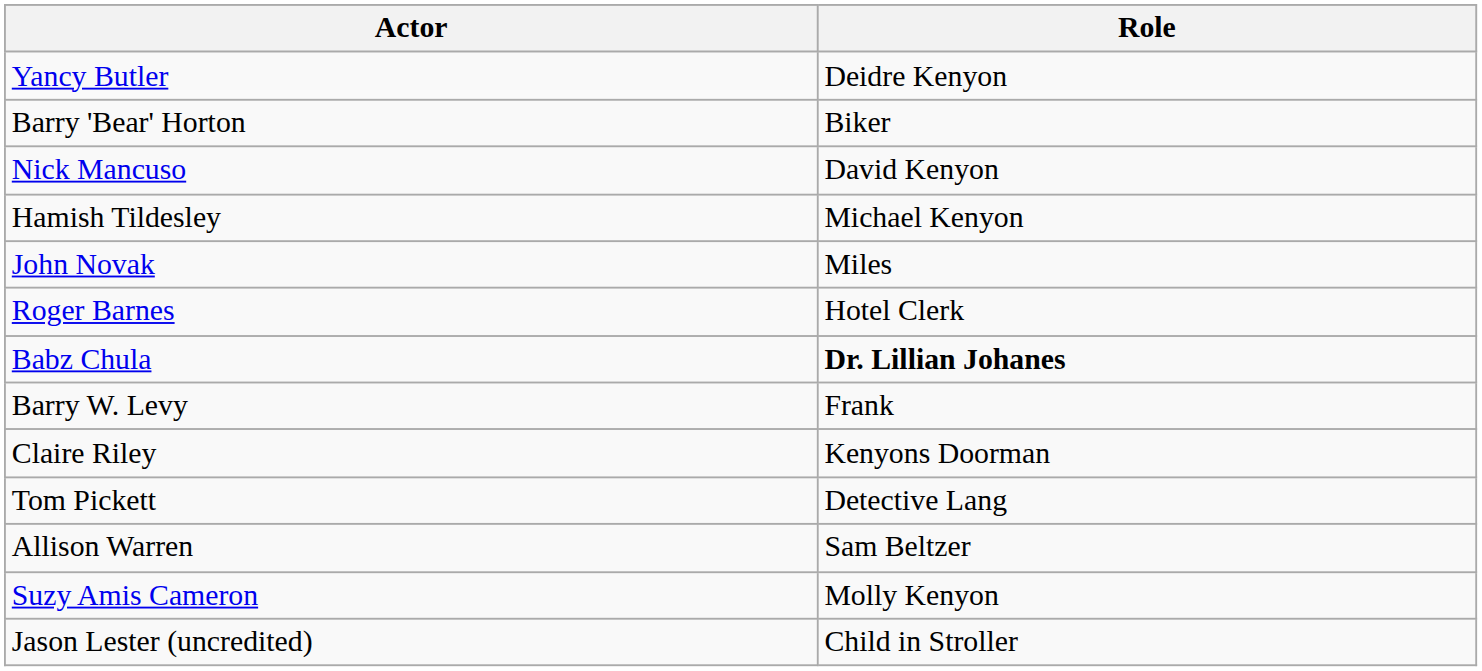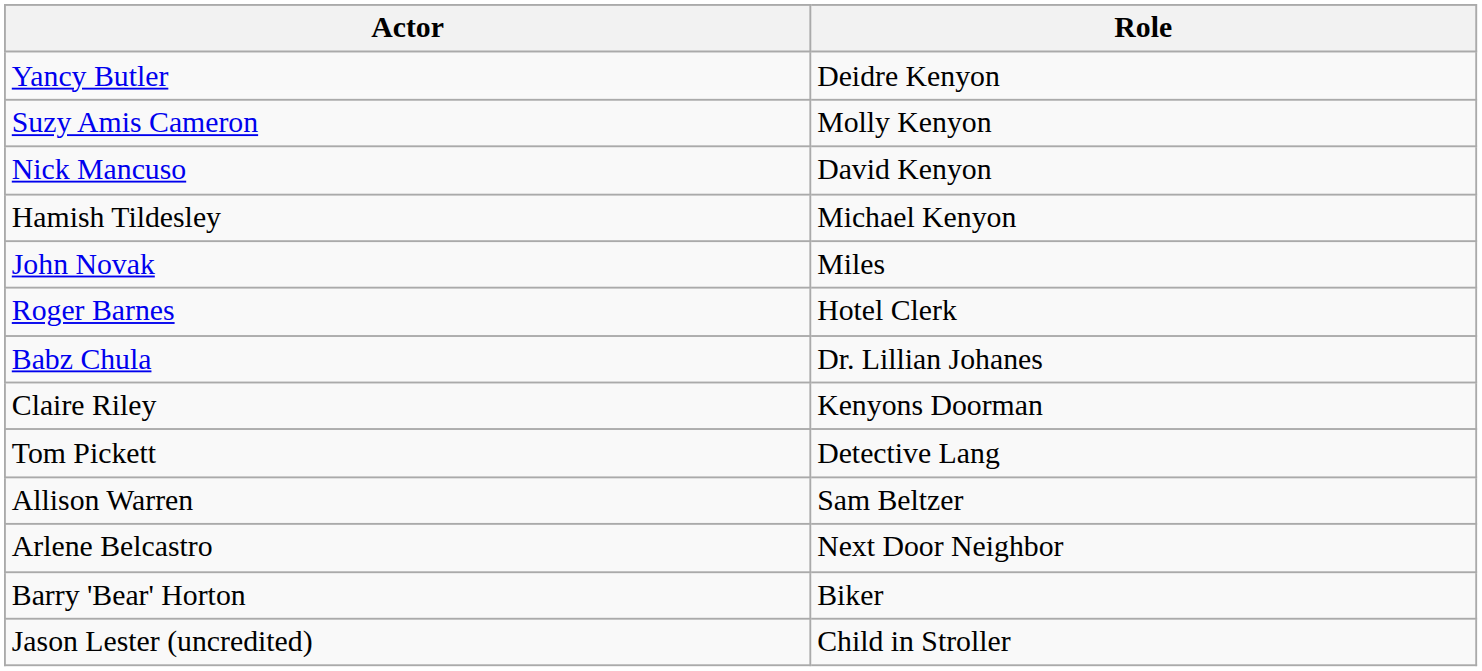rows swapped: (135, 594) <-> (129, 122)
(945, 358) bold -> (930, 358) normal
- row: (100, 405)
+ row: (112, 547)
